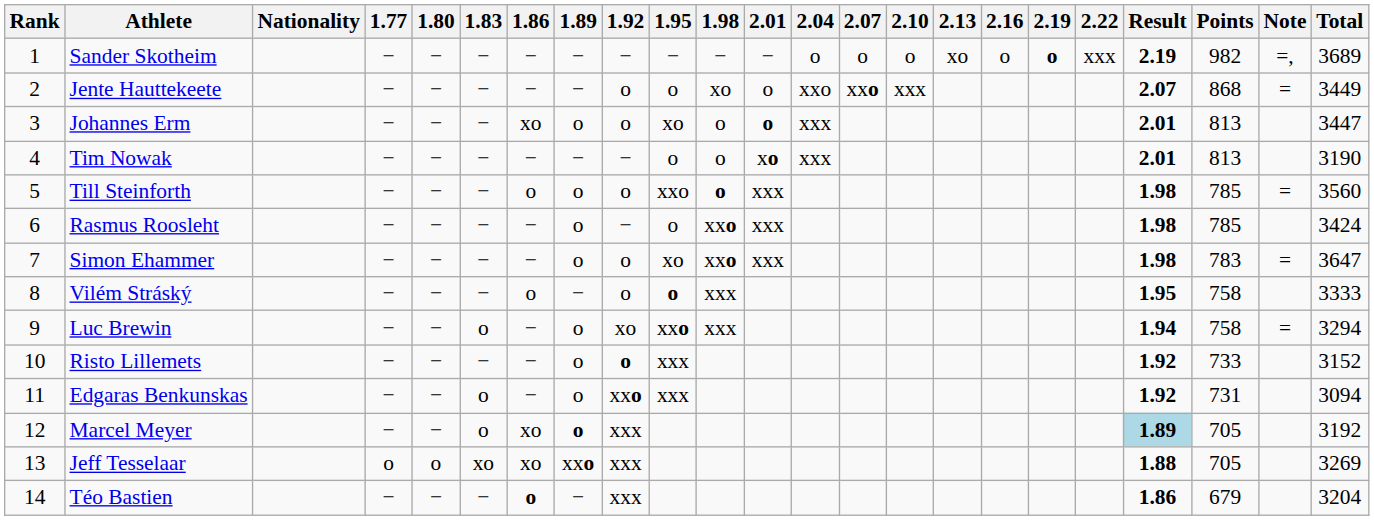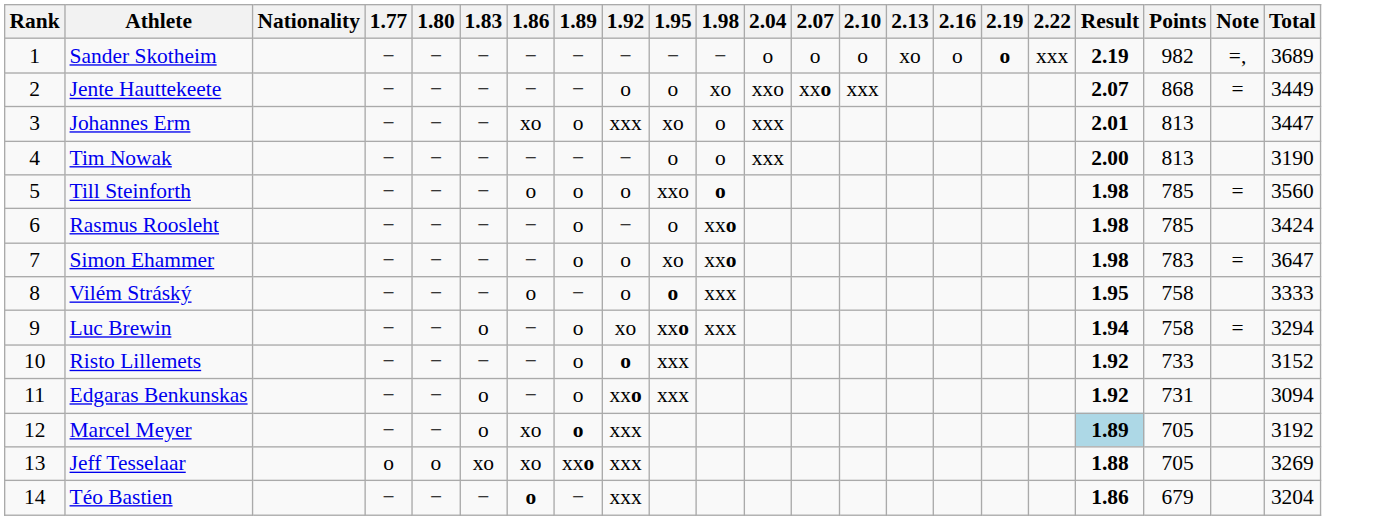- column: (768, 21)
(626, 123) o -> (626, 123) xxx
(1157, 157) 2.01 -> (1110, 157) 2.00
